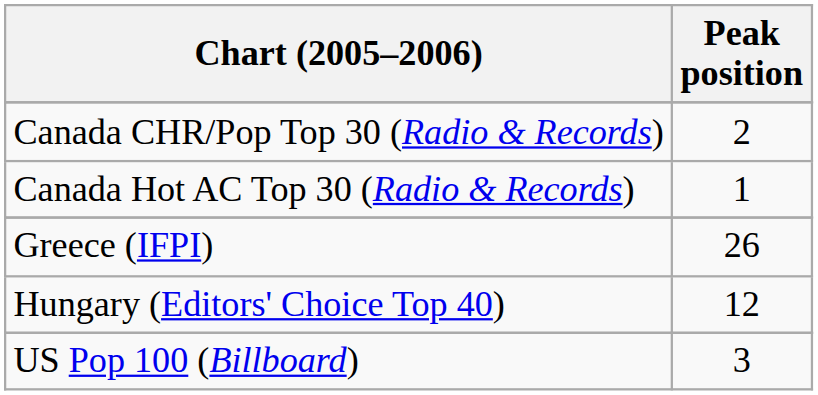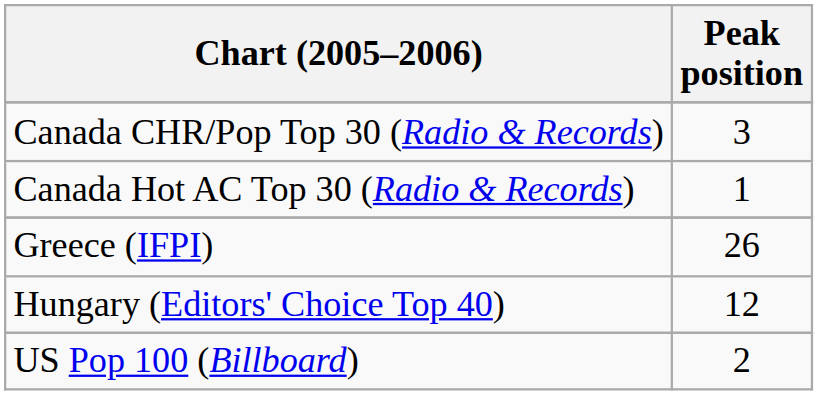(742, 131) 2 -> (742, 131) 3
(742, 360) 3 -> (742, 360) 2
